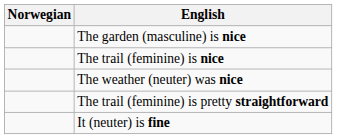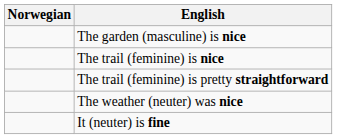rows swapped: (160, 79) <-> (203, 101)
